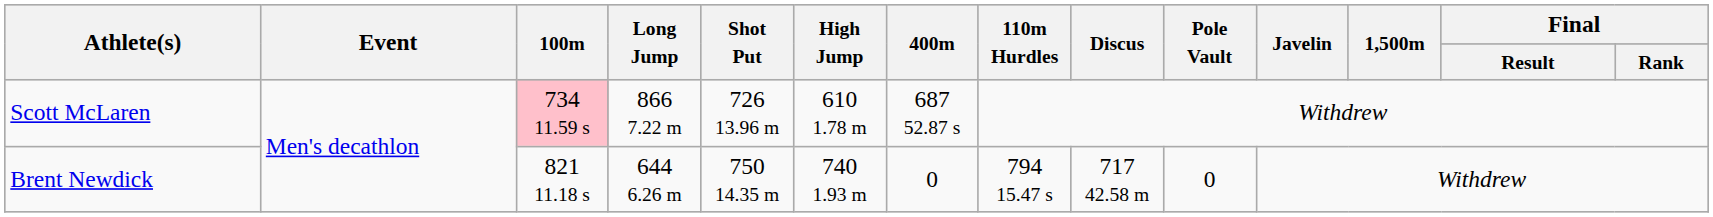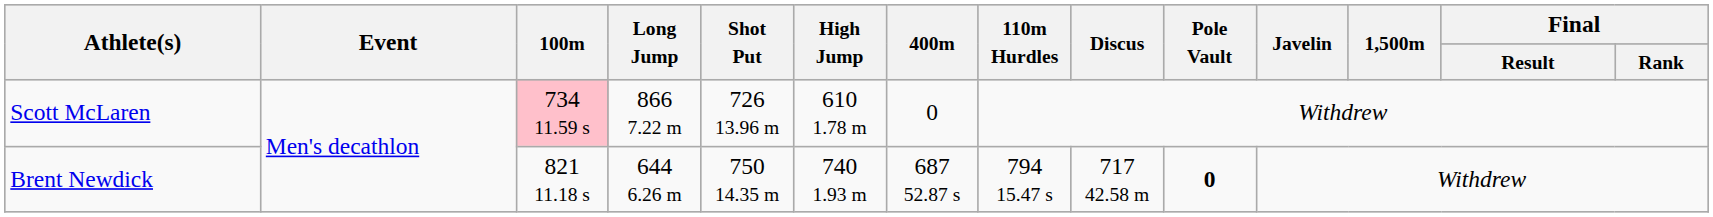(932, 112) 687 52.87 s -> (932, 112) 0
(932, 179) 0 -> (932, 179) 687 52.87 s
(1210, 179) normal -> (1210, 179) bold
